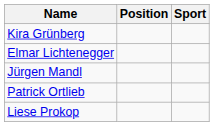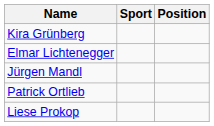columns swapped: (190, 14) <-> (144, 14)
